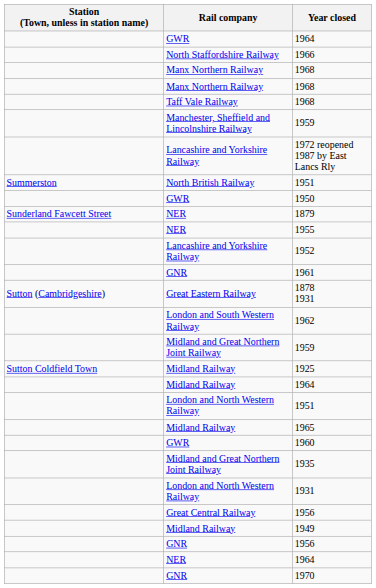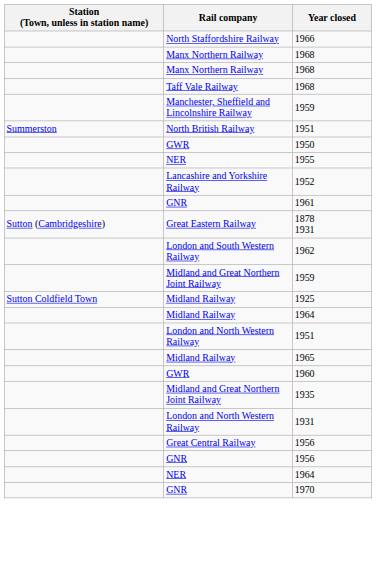- row: (178, 39)
- row: (217, 155)
- row: (176, 214)
- row: (201, 528)
